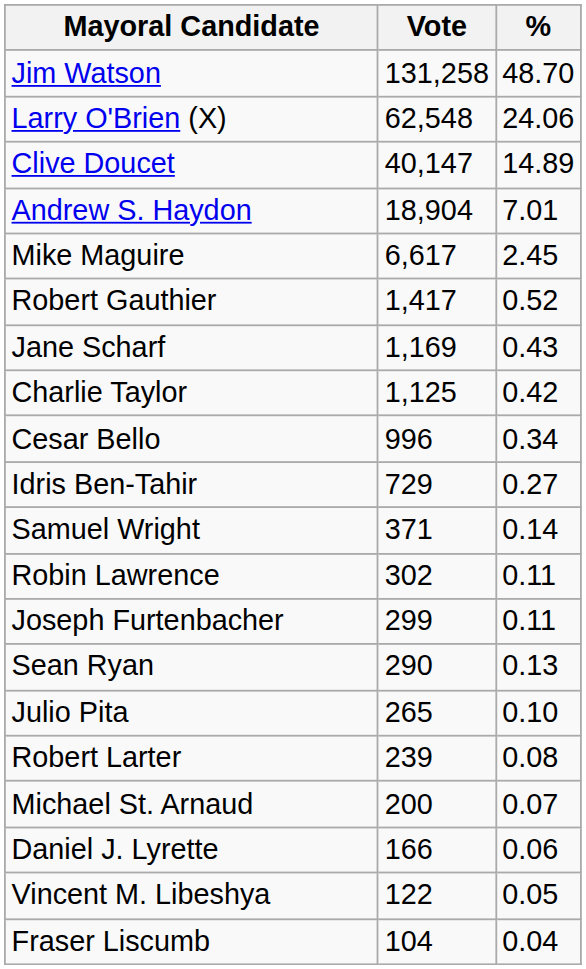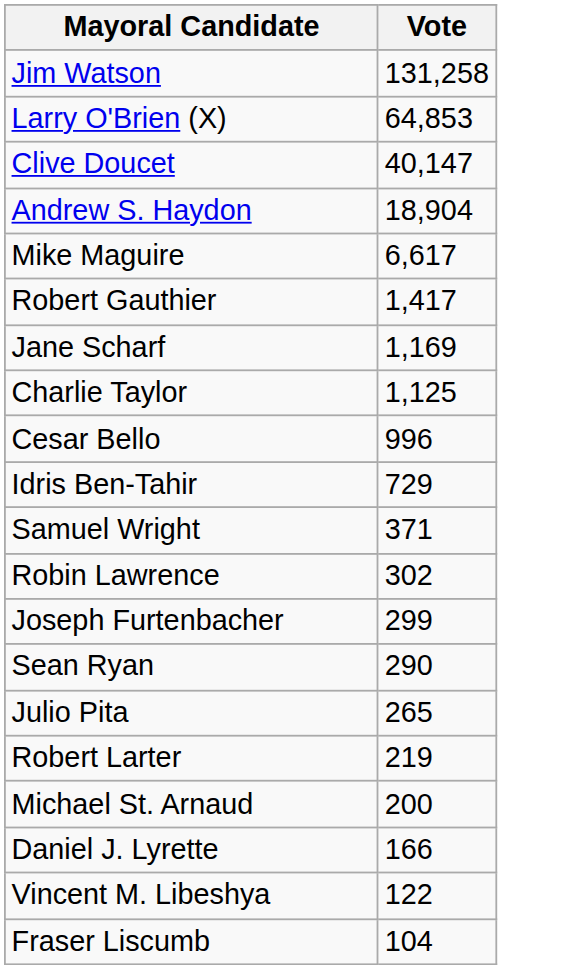- column: (538, 27)
(429, 118) 62,548 -> (429, 118) 64,853
(409, 758) 239 -> (409, 758) 219
